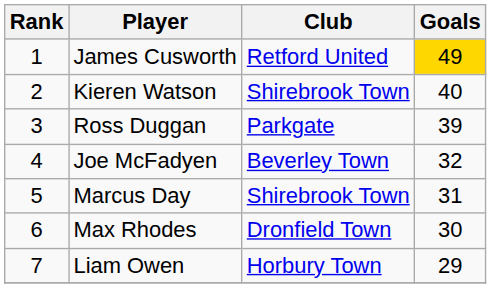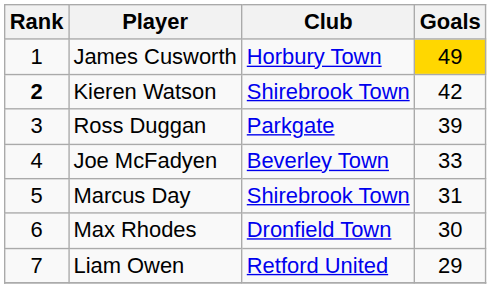(317, 56) Retford United -> (314, 56) Horbury Town
(37, 91) normal -> (37, 91) bold
(450, 91) 40 -> (450, 91) 42
(450, 160) 32 -> (450, 160) 33
(314, 265) Horbury Town -> (317, 265) Retford United
